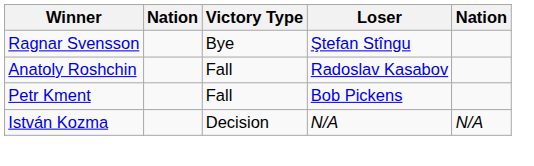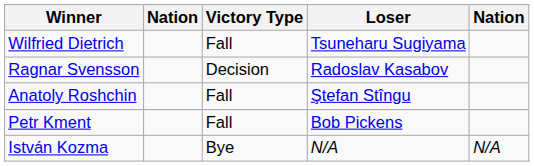+ row: (66, 43)
(220, 43) Bye -> (237, 69) Decision
(361, 43) Ştefan Stîngu -> (379, 69) Radoslav Kasabov
(379, 69) Radoslav Kasabov -> (361, 95) Ştefan Stîngu
(237, 122) Decision -> (220, 148) Bye
